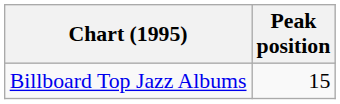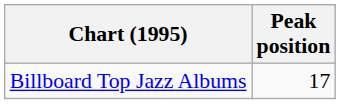(319, 80) 15 -> (319, 80) 17
